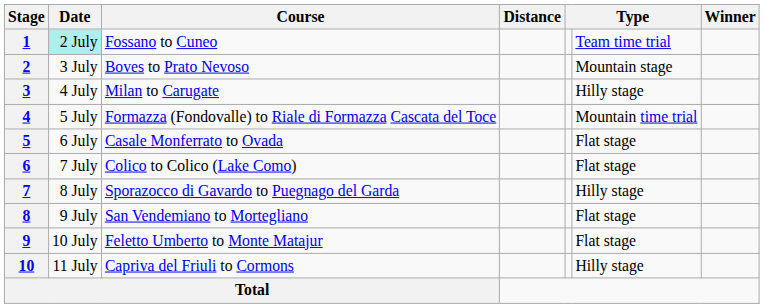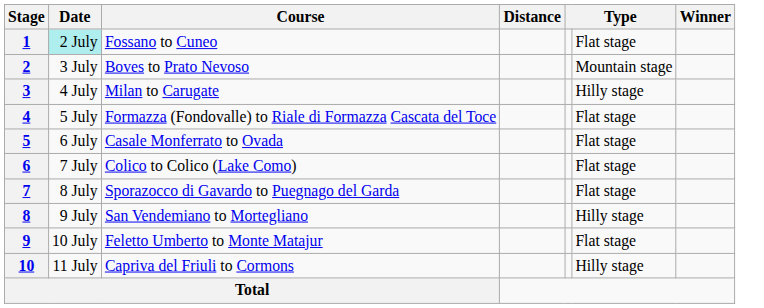(623, 41) Team time trial -> (606, 41) Flat stage
(636, 116) Mountain time trial -> (606, 116) Flat stage
(610, 191) Hilly stage -> (606, 191) Flat stage
(606, 215) Flat stage -> (610, 215) Hilly stage
